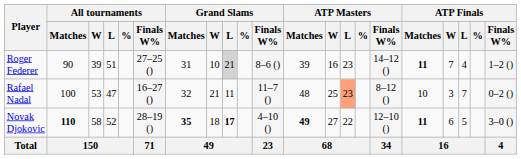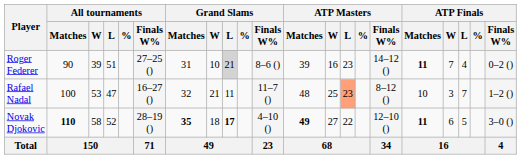(501, 65) 1–2 () -> (501, 65) 0–2 ()
(501, 94) 0–2 () -> (501, 94) 1–2 ()
